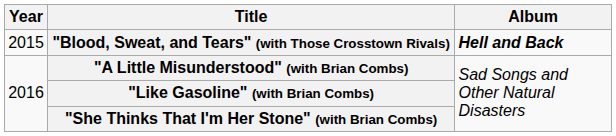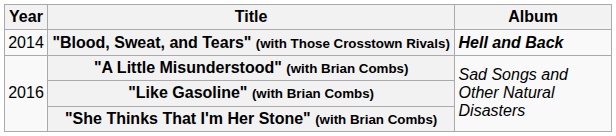(26, 42) 2015 -> (26, 42) 2014
